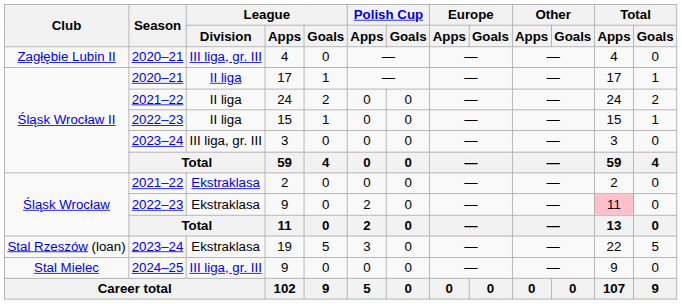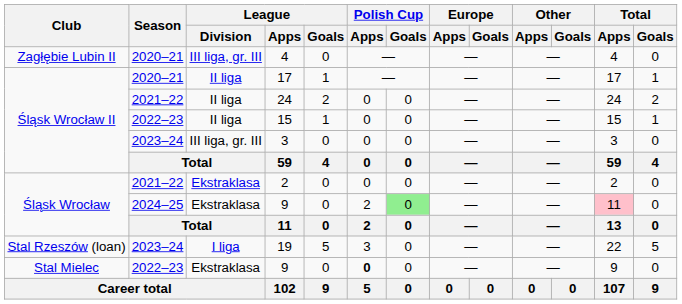(158, 204) 2022–23 -> (158, 204) 2024–25
(408, 204) no background -> (408, 204) lightgreen background
(226, 246) Ekstraklasa -> (226, 246) I liga
(158, 267) 2024–25 -> (158, 267) 2022–23
(226, 267) III liga, gr. III -> (226, 267) Ekstraklasa
(367, 267) normal -> (367, 267) bold
